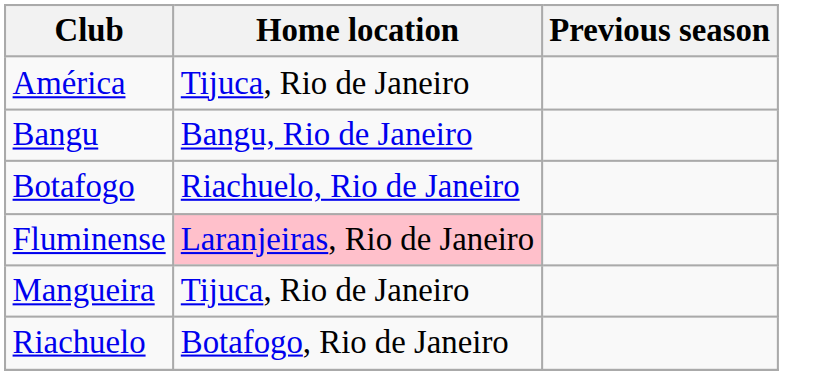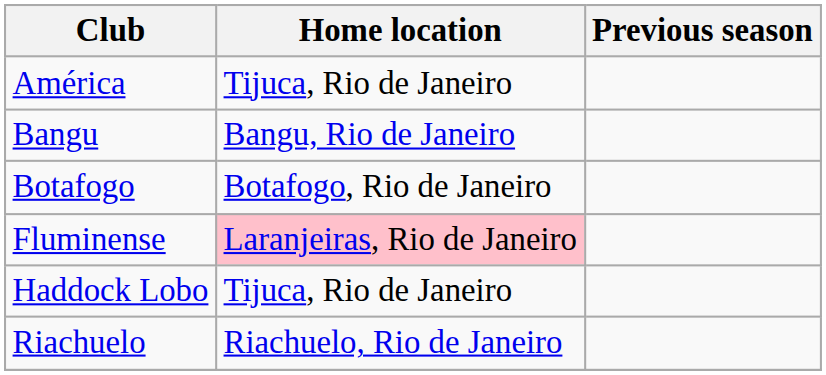(350, 186) Riachuelo, Rio de Janeiro -> (388, 186) Botafogo, Rio de Janeiro
+ row: (111, 290)
- row: (84, 290)
(345, 342) Botafogo, Rio de Janeiro -> (393, 342) Riachuelo, Rio de Janeiro
